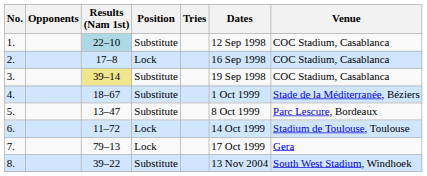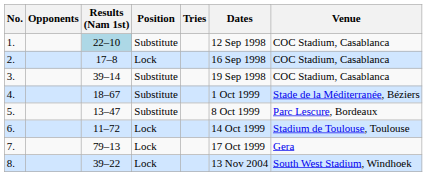(107, 77) khaki background -> (107, 77) no background
(156, 163) Substitute -> (146, 163) Lock
